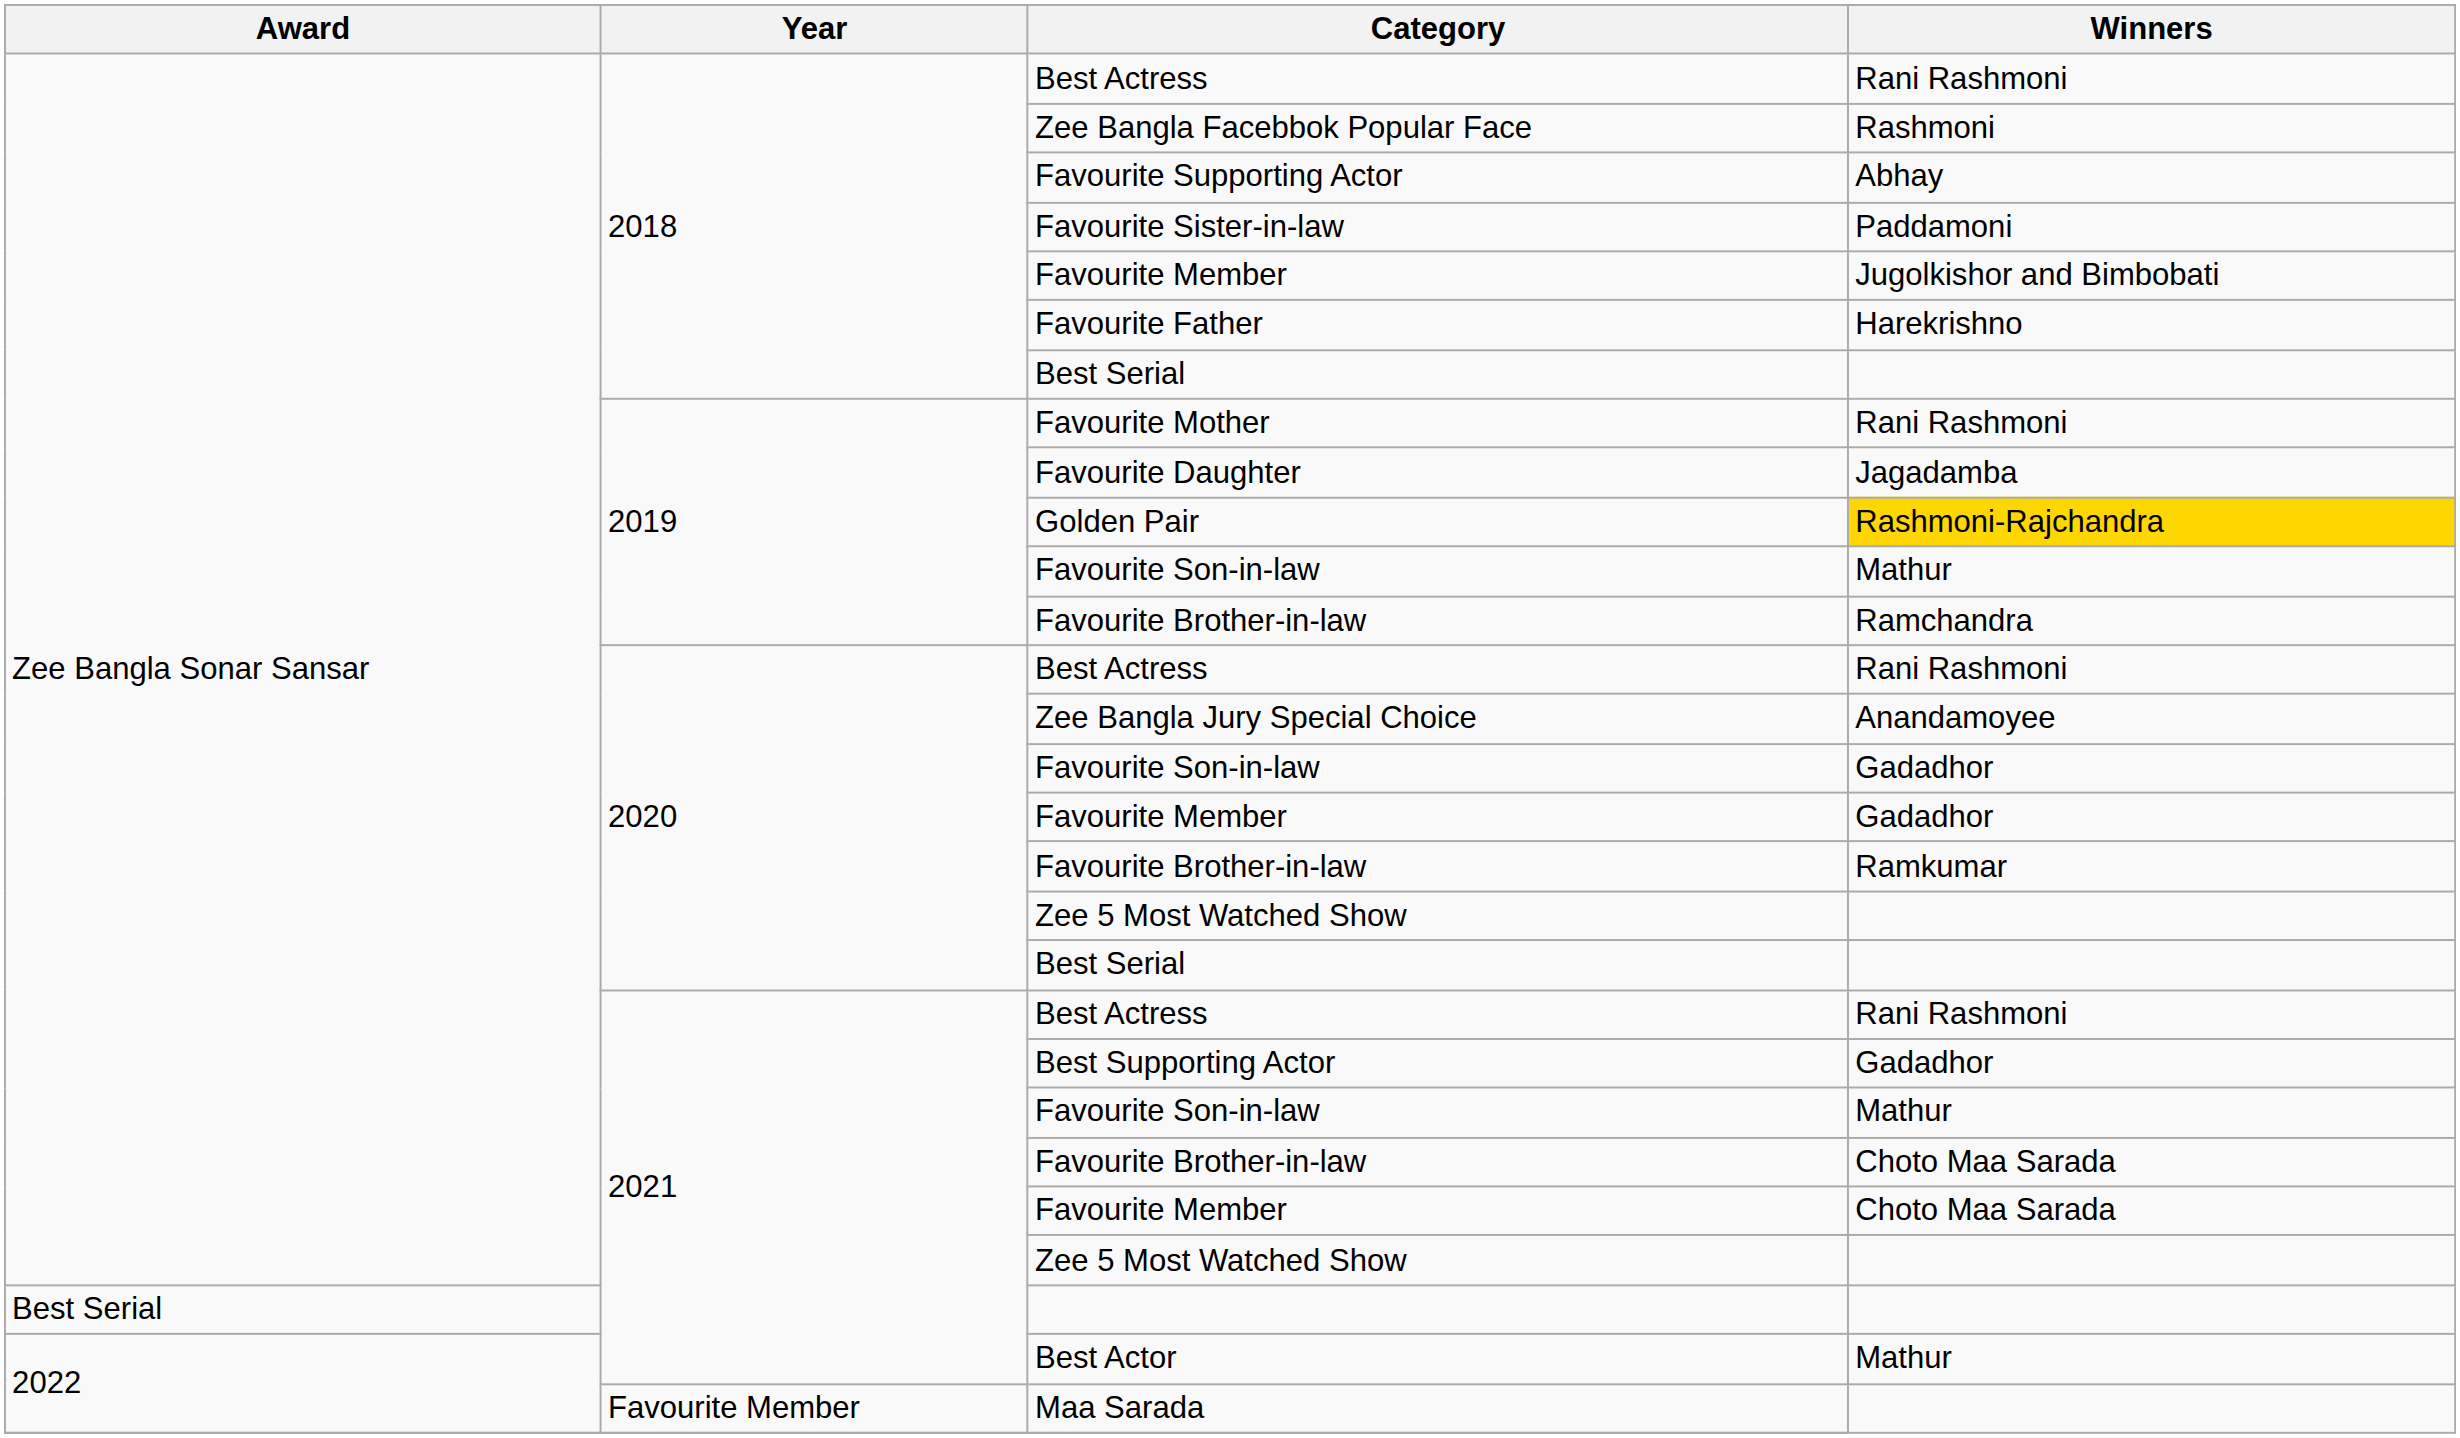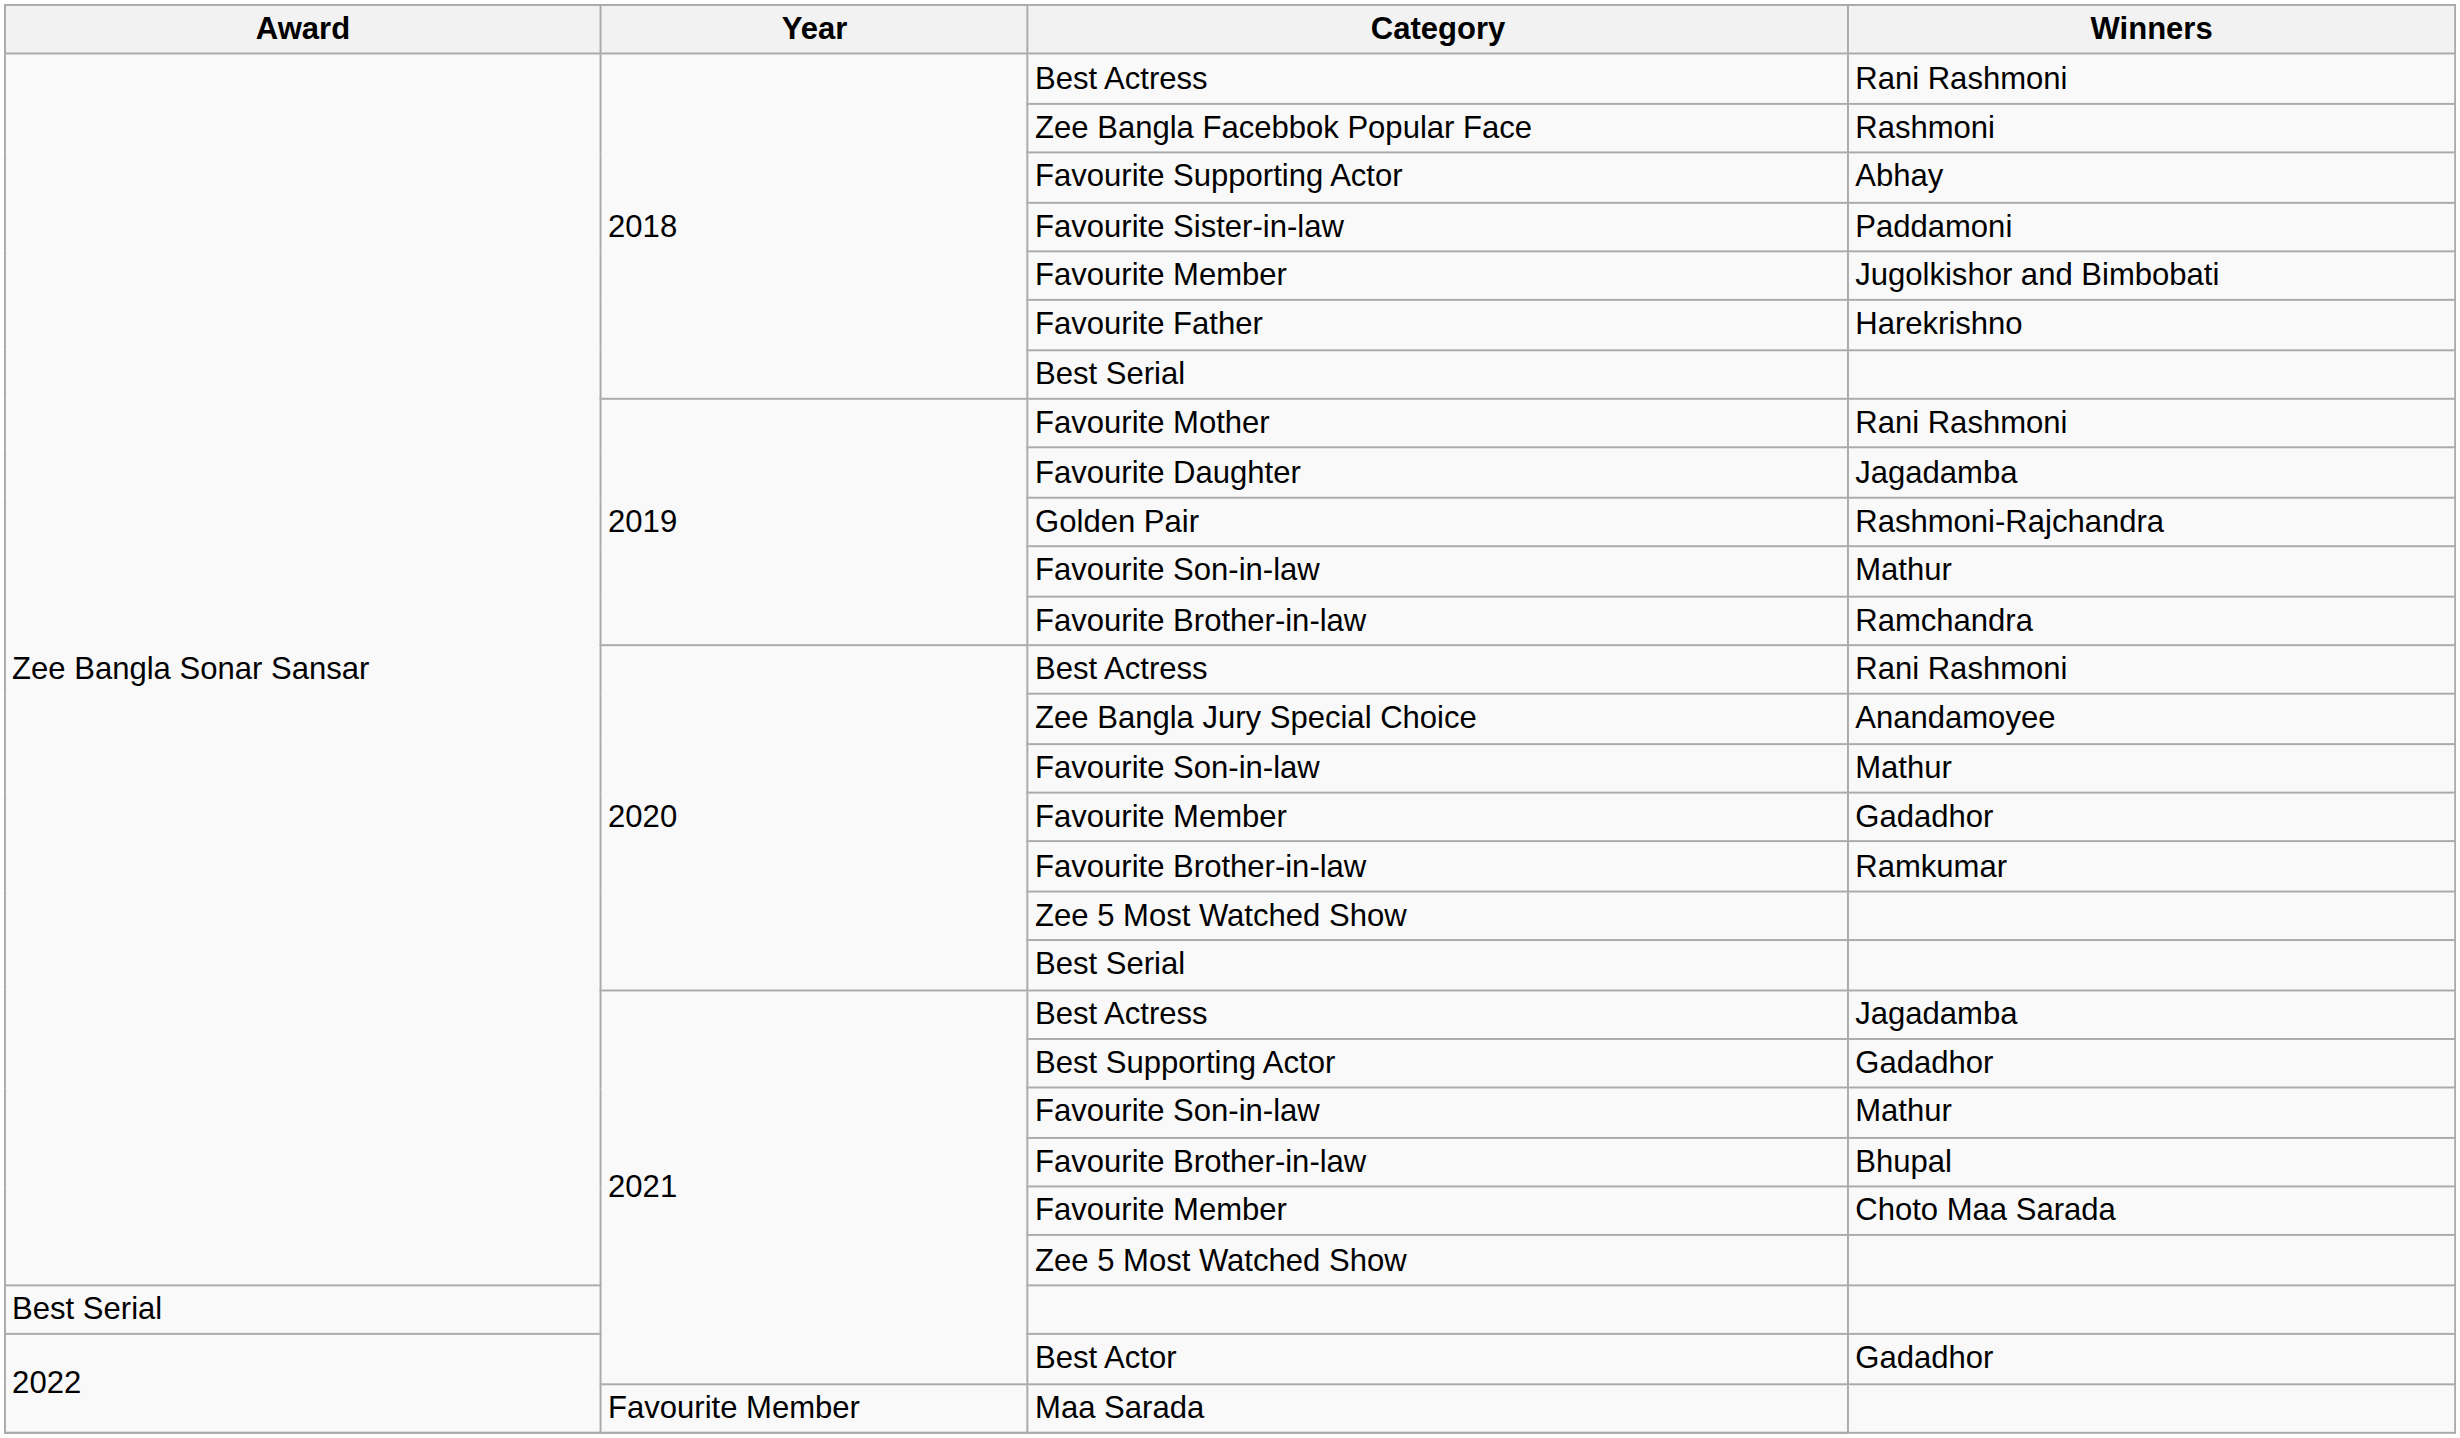(2010, 521) gold background -> (2010, 521) no background
(1924, 767) Gadadhor -> (1904, 767) Mathur
(1961, 1013) Rani Rashmoni -> (1936, 1013) Jagadamba
(1986, 1161) Choto Maa Sarada -> (1904, 1161) Bhupal
(1904, 1358) Mathur -> (1924, 1358) Gadadhor
